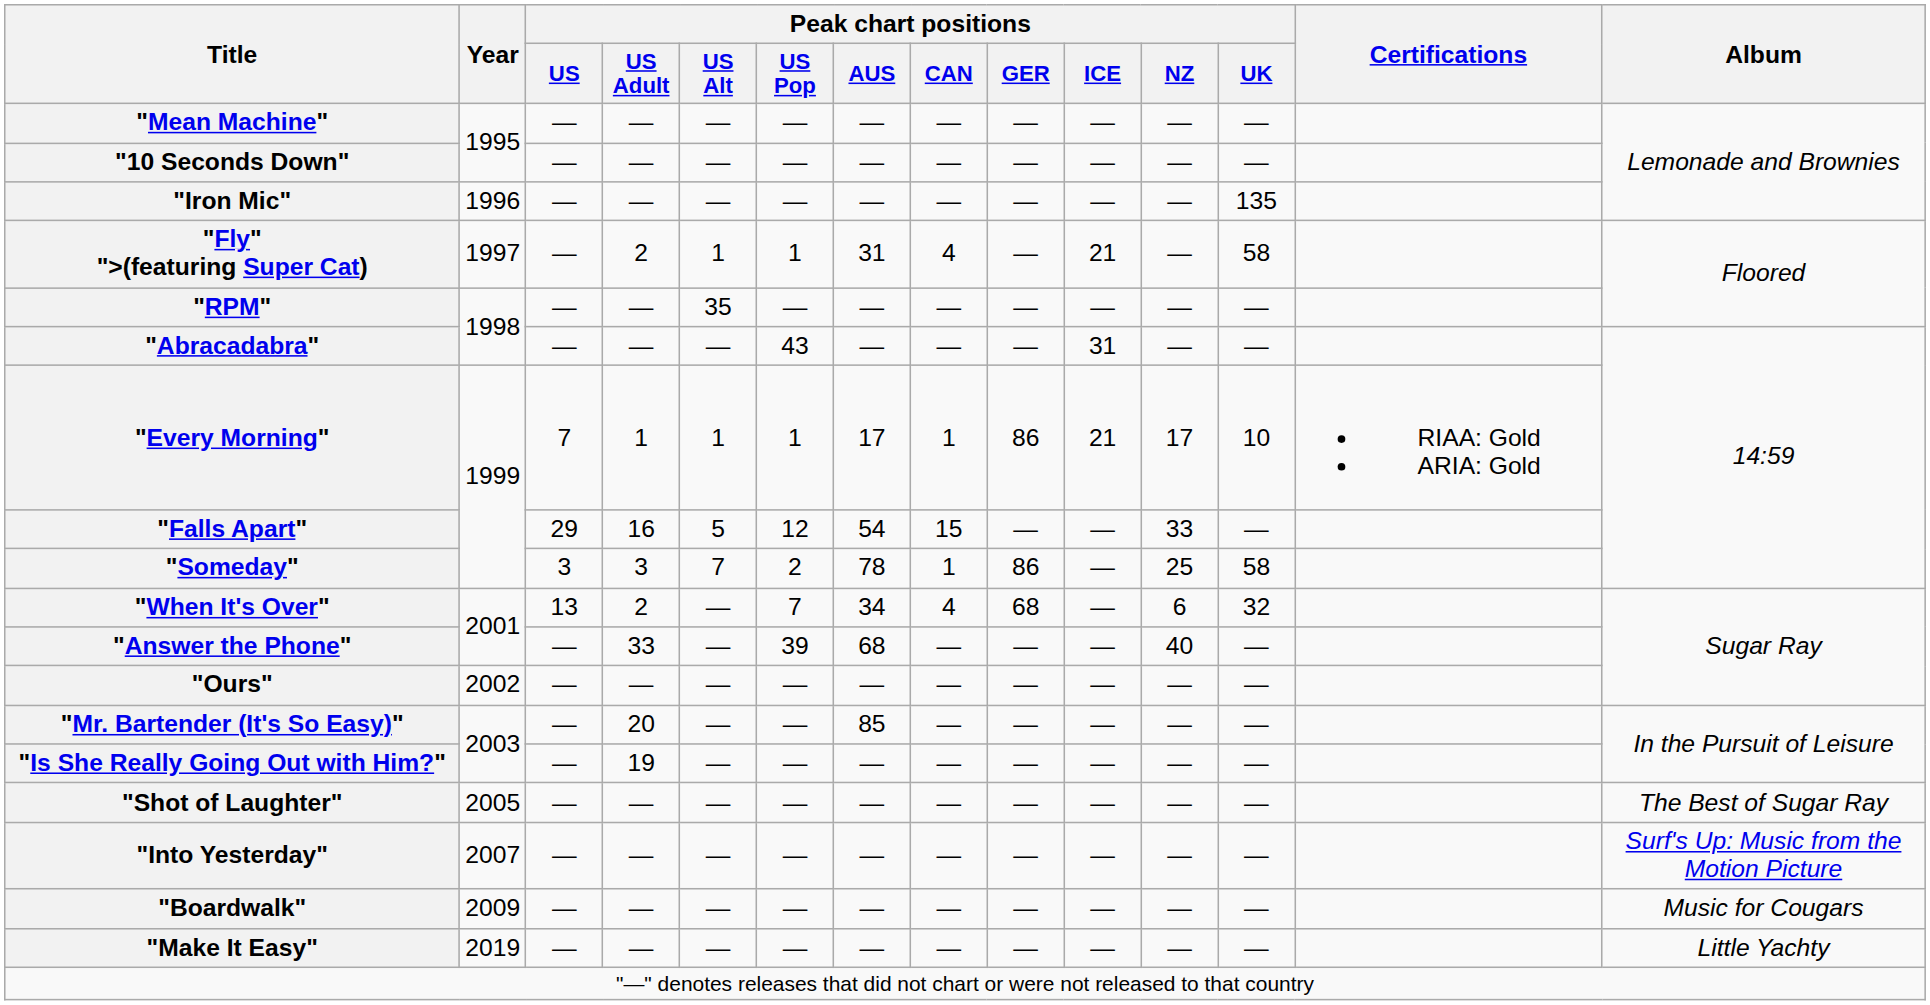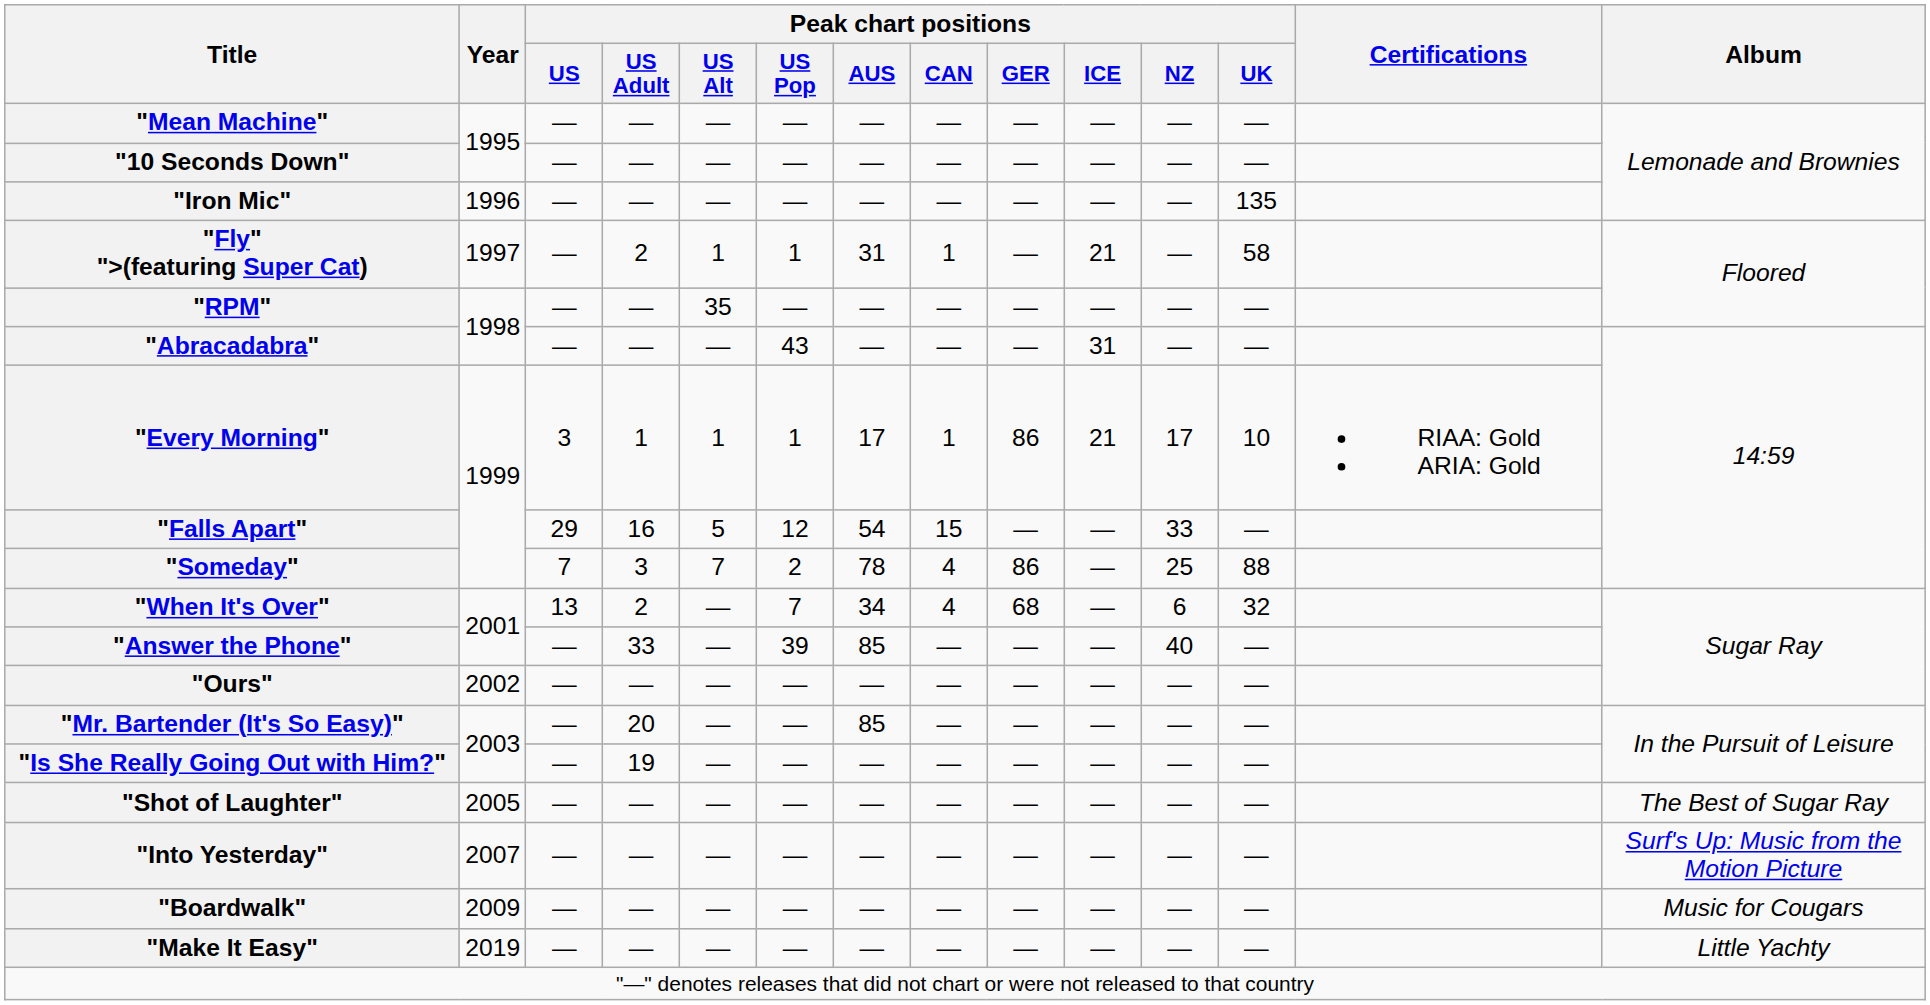(949, 253) 4 -> (949, 253) 1
(564, 437) 7 -> (564, 437) 3
(564, 567) 3 -> (564, 567) 7
(949, 567) 1 -> (949, 567) 4
(1256, 567) 58 -> (1256, 567) 88
(872, 646) 68 -> (872, 646) 85
